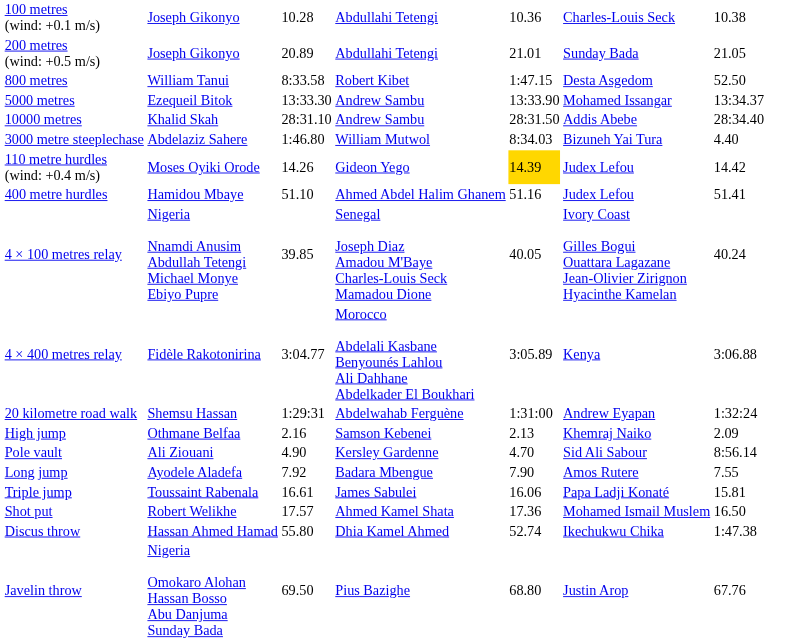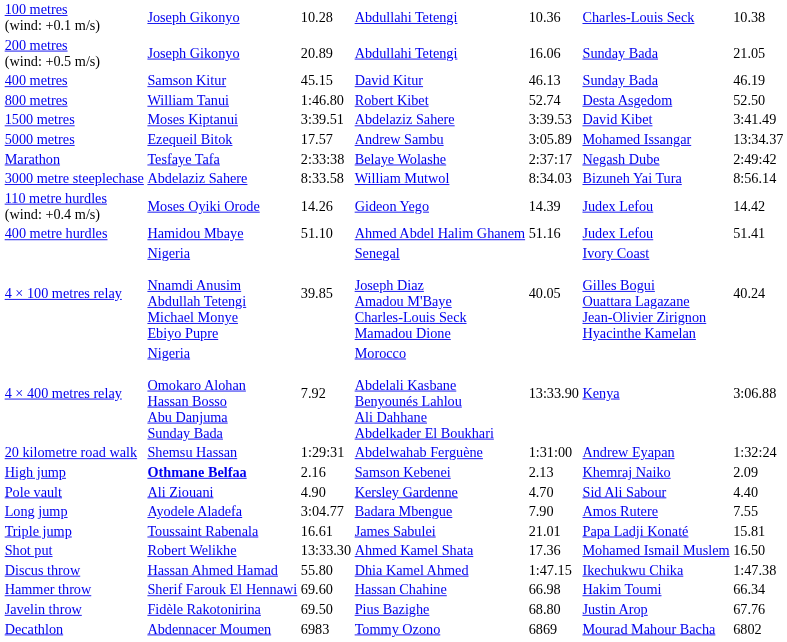(525, 53) 21.01 -> (545, 53) 16.06
+ row: (36, 80)
(303, 80) 8:33.58 -> (322, 100) 1:46.80
(531, 80) 1:47.15 -> (545, 100) 52.74
+ row: (40, 120)
(307, 100) 13:33.30 -> (317, 139) 17.57
(534, 100) 13:33.90 -> (550, 139) 3:05.89
- row: (43, 120)
+ row: (32, 159)
(303, 139) 1:46.80 -> (322, 178) 8:33.58
(726, 139) 4.40 -> (755, 178) 8:56.14
(525, 167) gold background -> (545, 206) no background
(204, 354) Fidèle Rakotonirina -> (197, 393) Nigeria Omokaro Alohan Hassan Bosso Abu Danjuma Sunday Bada
(303, 354) 3:04.77 -> (313, 393) 7.92
(531, 354) 3:05.89 -> (554, 393) 13:33.90
(194, 433) normal -> (197, 472) bold
(735, 452) 8:56.14 -> (746, 492) 4.40
(294, 472) 7.92 -> (322, 511) 3:04.77
(525, 492) 16.06 -> (545, 531) 21.01
(297, 511) 17.57 -> (326, 550) 13:33.30
(525, 531) 52.74 -> (550, 570) 1:47.15
+ row: (48, 590)
(197, 590) Nigeria Omokaro Alohan Hassan Bosso Abu Danjuma Sunday Bada -> (204, 609) Fidèle Rakotonirina
+ row: (34, 629)
